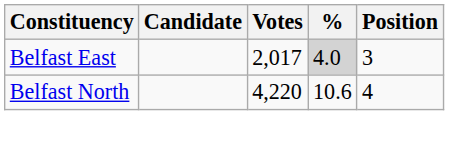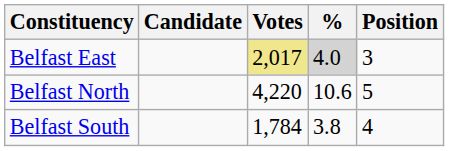(277, 57) no background -> (277, 57) khaki background
(367, 92) 4 -> (367, 92) 5
+ row: (70, 127)
